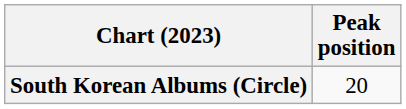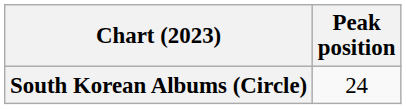(357, 84) 20 -> (357, 84) 24
